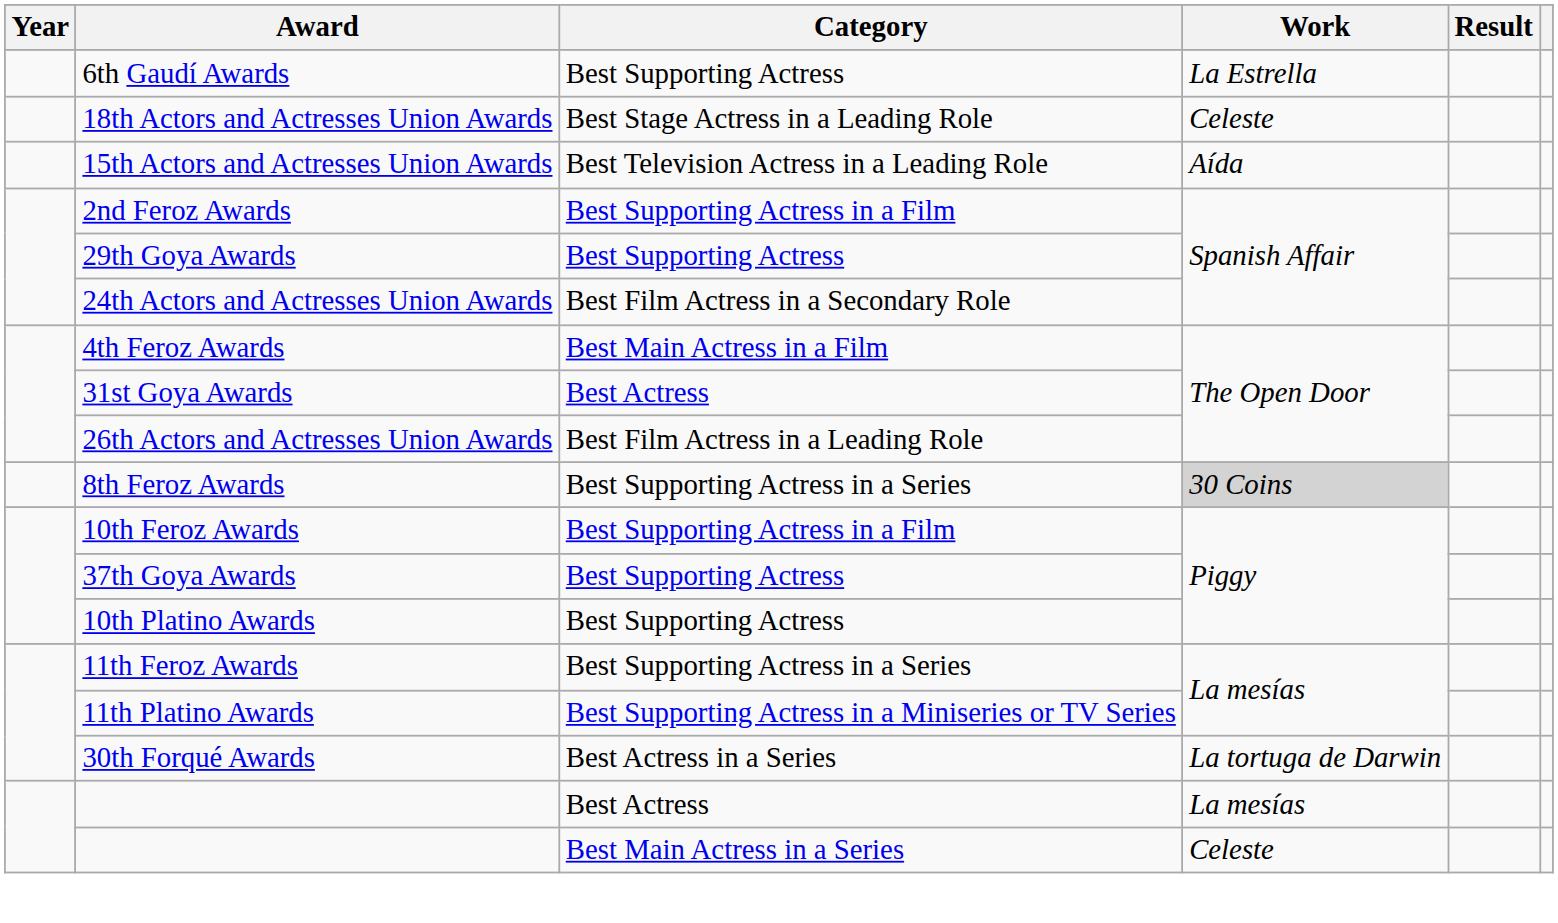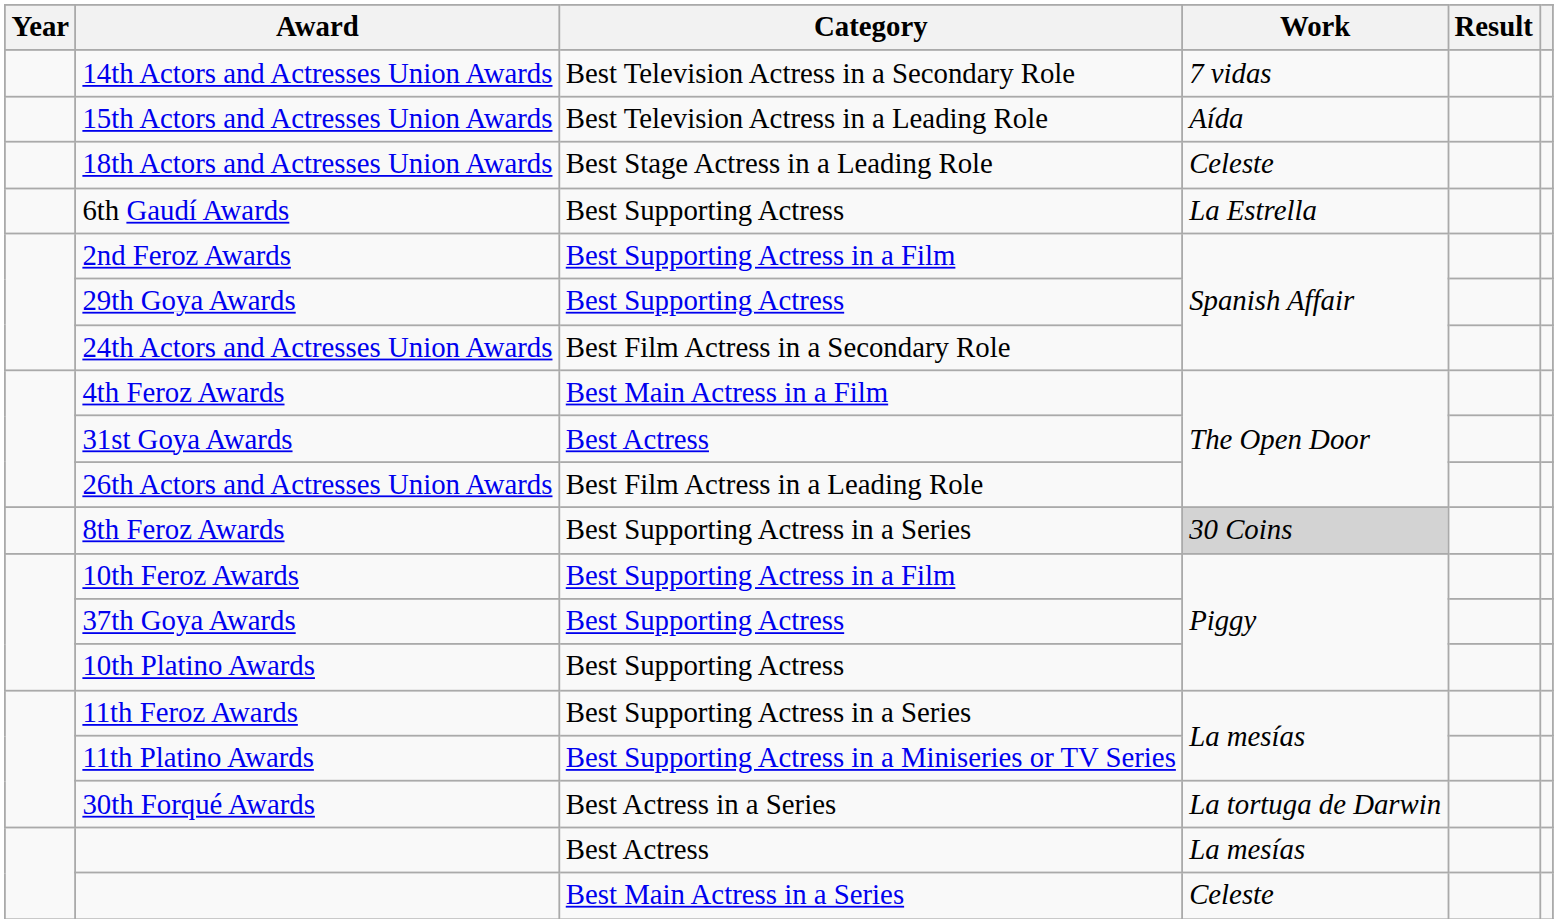+ row: (317, 73)
rows swapped: (317, 164) <-> (186, 73)
